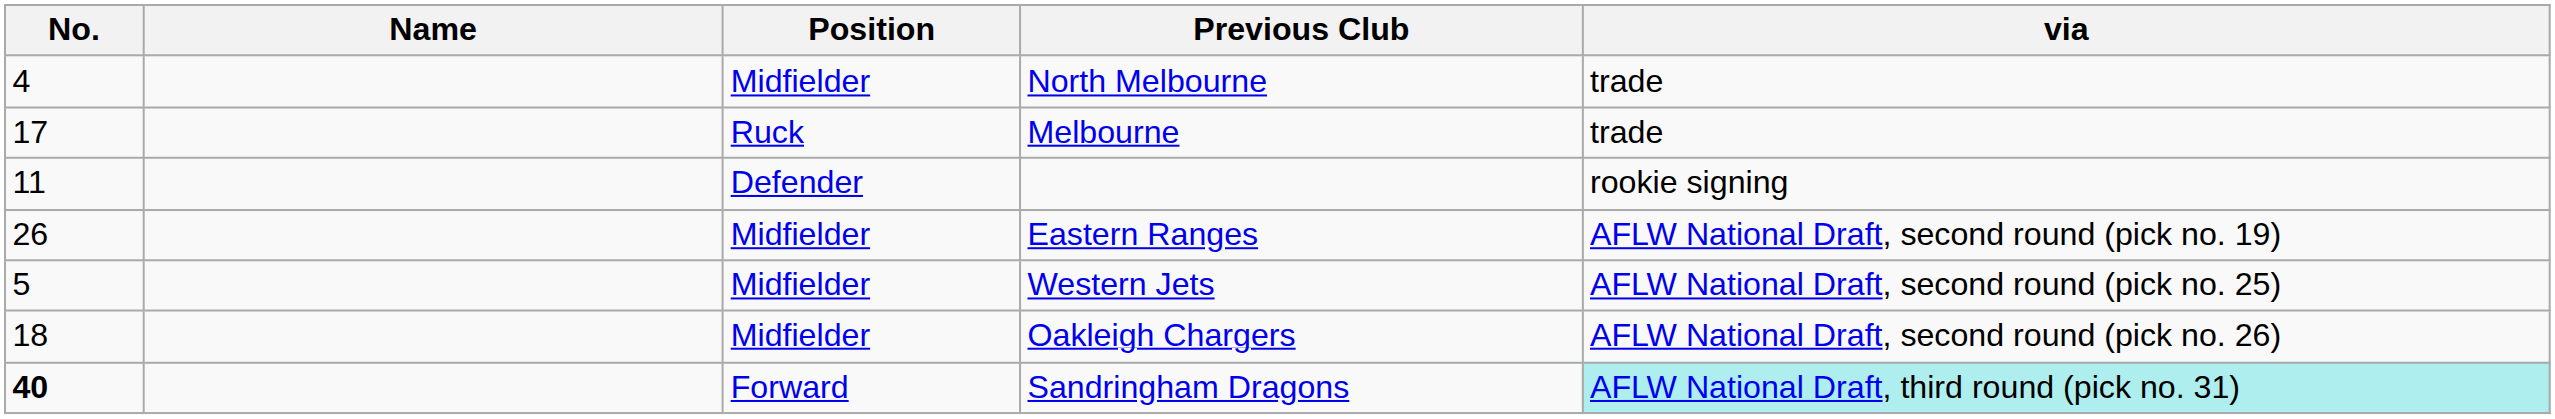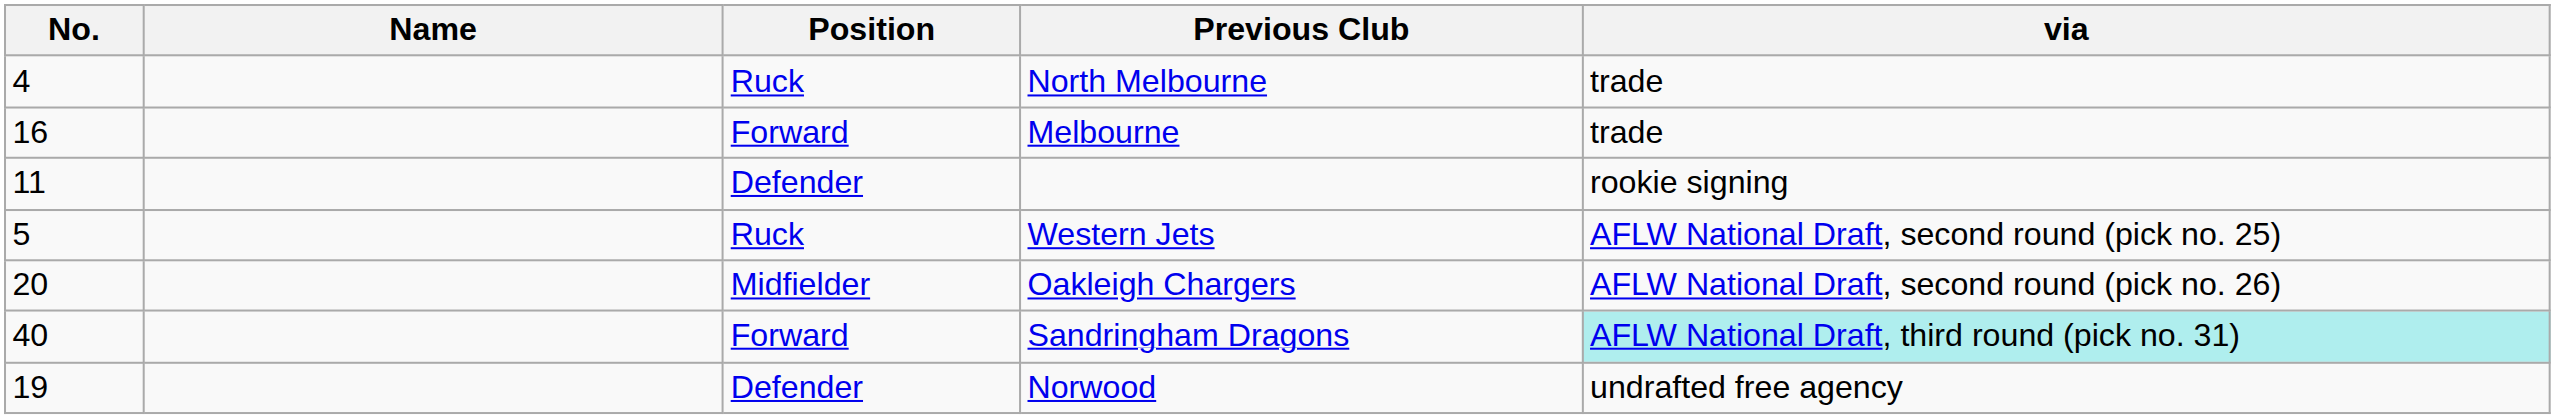(800, 81) Midfielder -> (767, 81) Ruck
(30, 132) 17 -> (30, 132) 16
(767, 132) Ruck -> (790, 132) Forward
- row: (1143, 234)
(800, 285) Midfielder -> (767, 234) Ruck
(30, 336) 18 -> (30, 285) 20
(30, 387) bold -> (30, 336) normal
+ row: (1092, 387)
